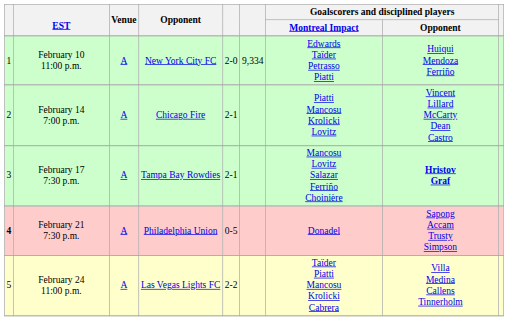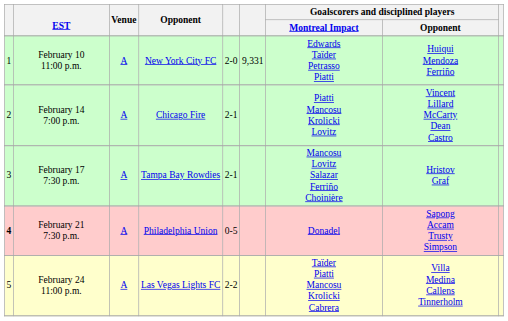(253, 60) 9,334 -> (253, 60) 9,331
(440, 175) bold -> (440, 175) normal
